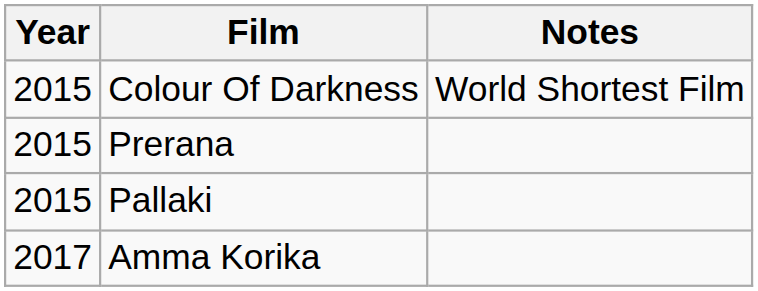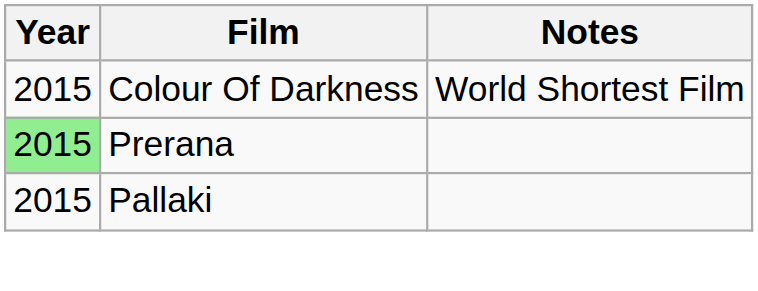(53, 144) no background -> (53, 144) lightgreen background
- row: (214, 256)
